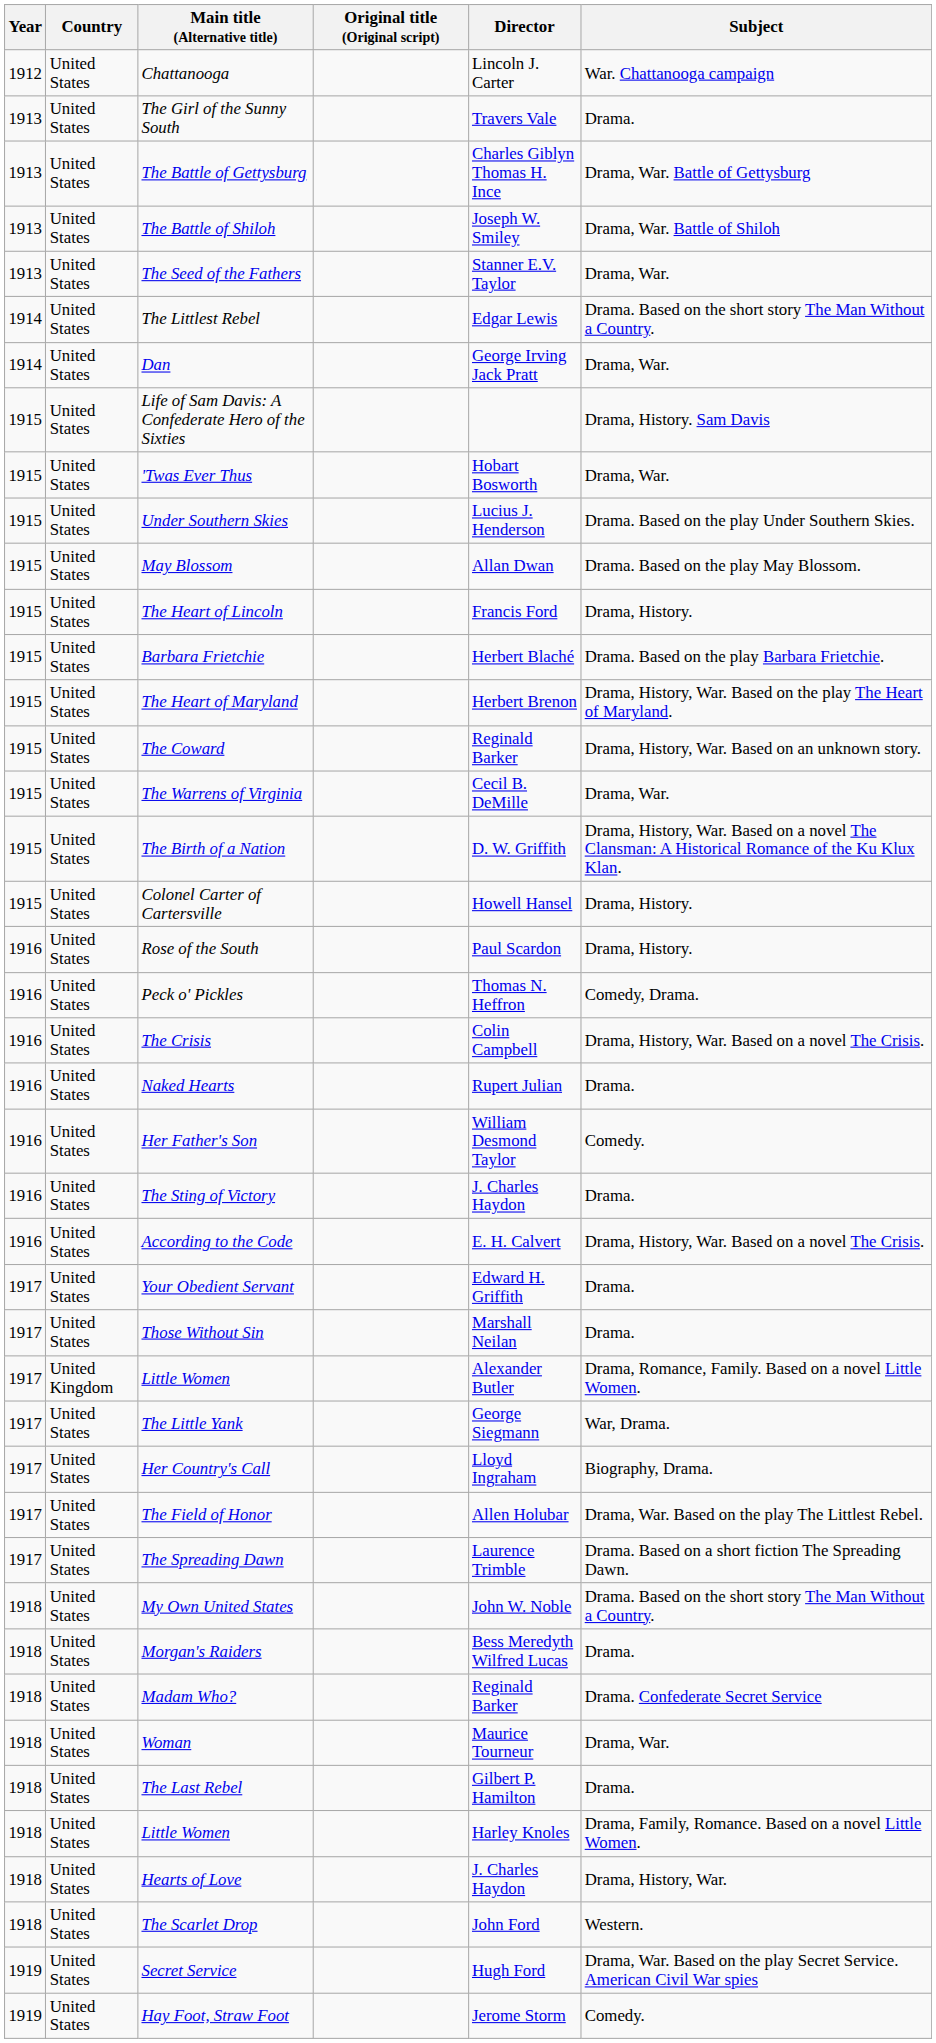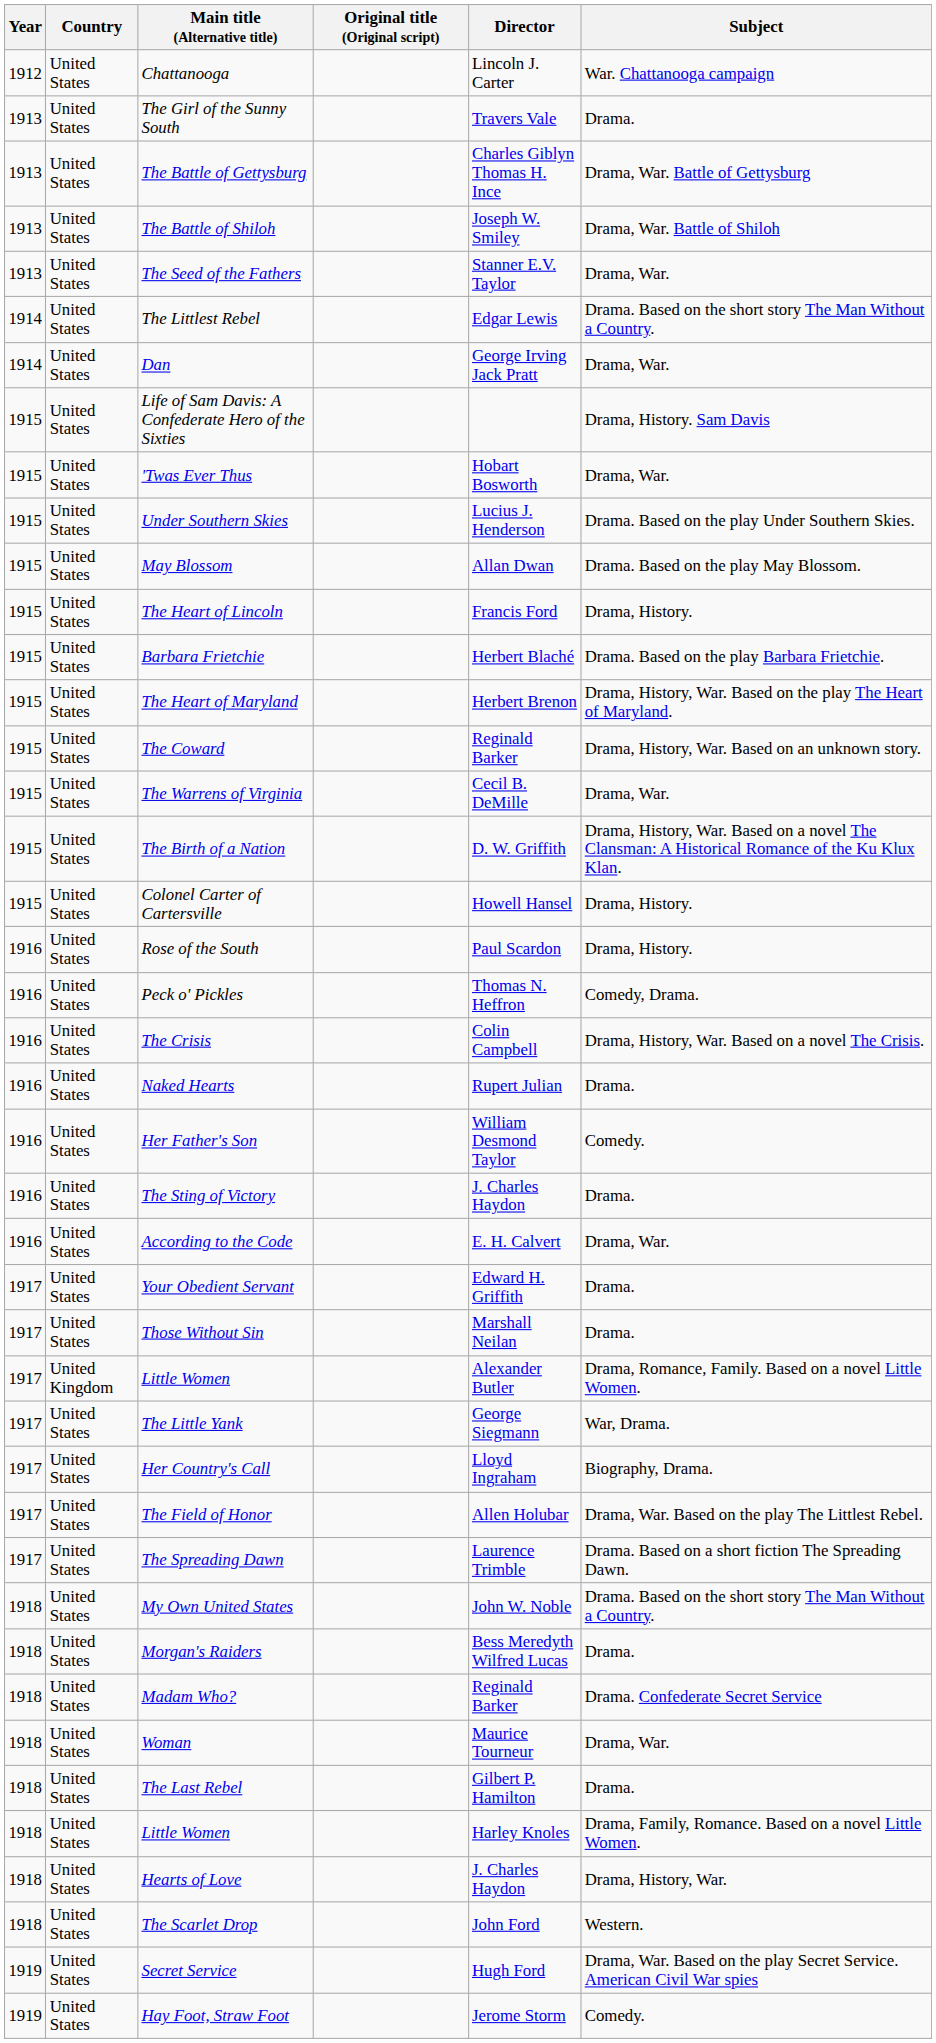(754, 1241) Drama, History, War. Based on a novel The Crisis. -> (627, 1241) Drama, War.
